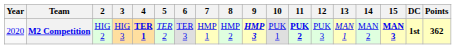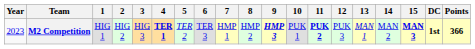+ column: (102, 11)
(15, 31) 2020 -> (15, 31) 2023
(437, 31) 362 -> (457, 31) 366
